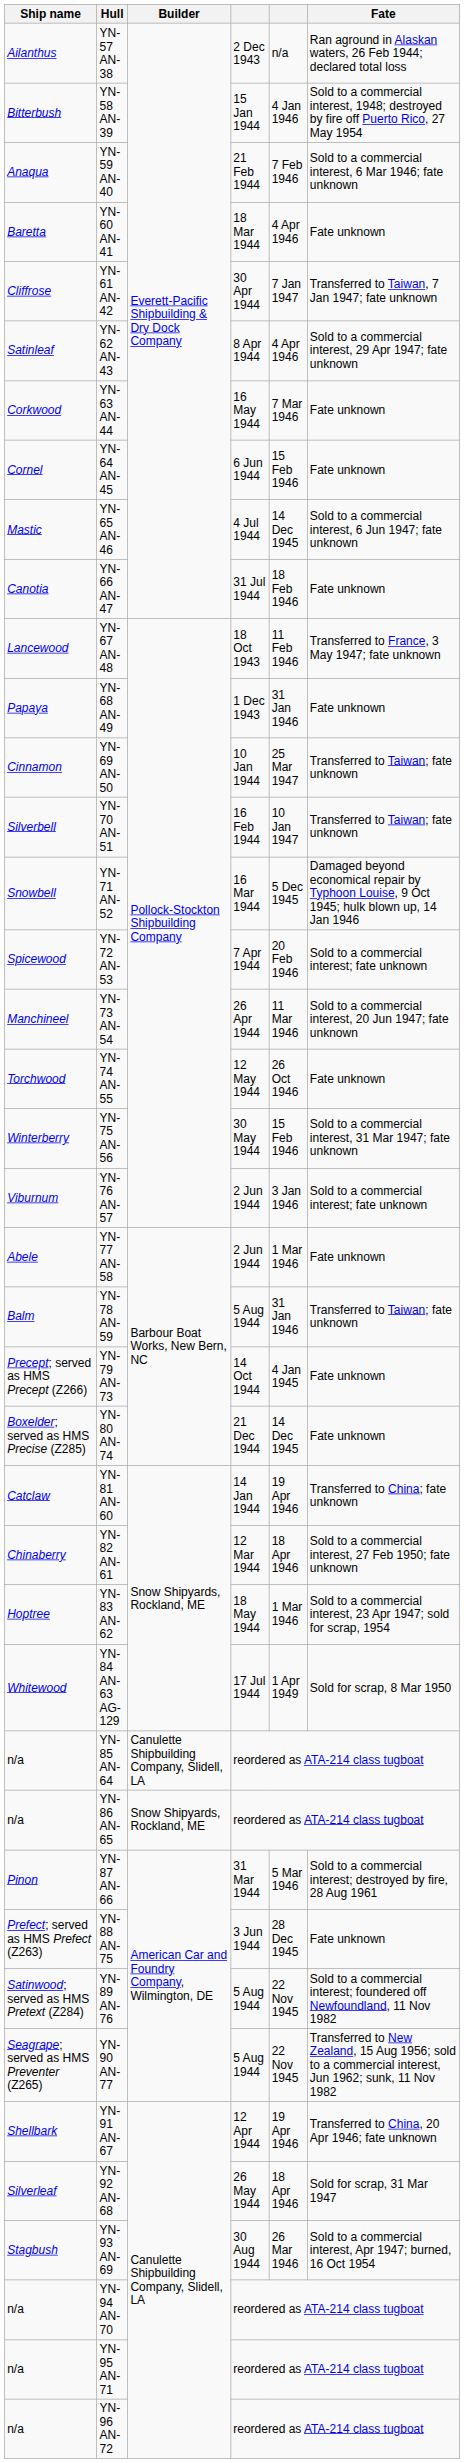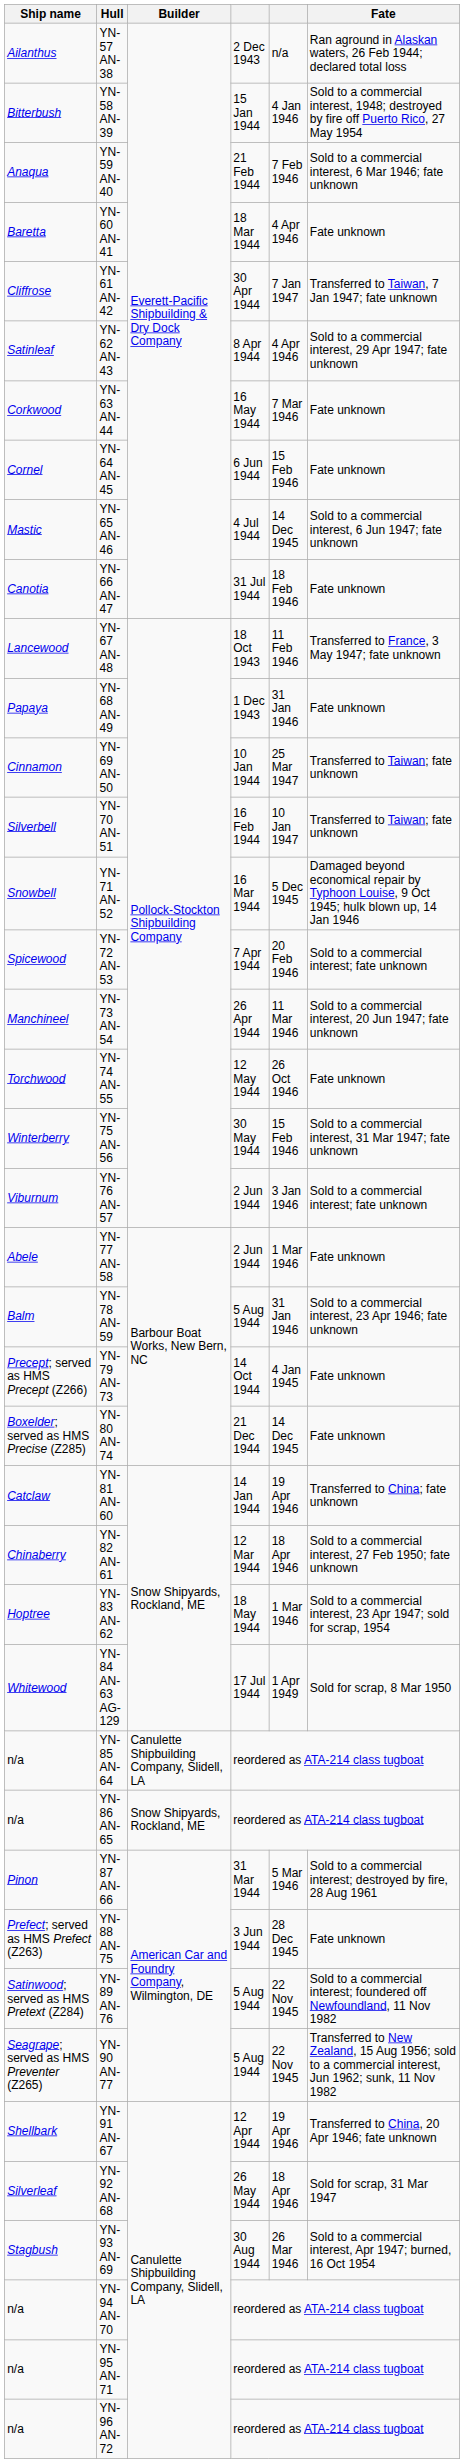(381, 1316) Transferred to Taiwan; fate unknown -> (379, 1316) Sold to a commercial interest, 23 Apr 1946; fate unknown
